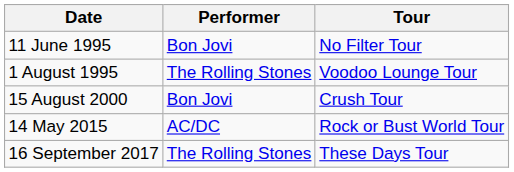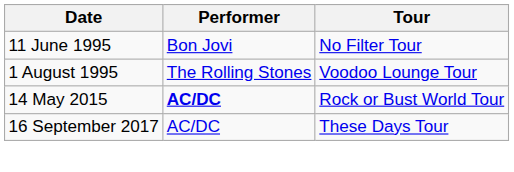- row: (68, 99)
(193, 126) normal -> (194, 99) bold
(239, 153) The Rolling Stones -> (193, 126) AC/DC
